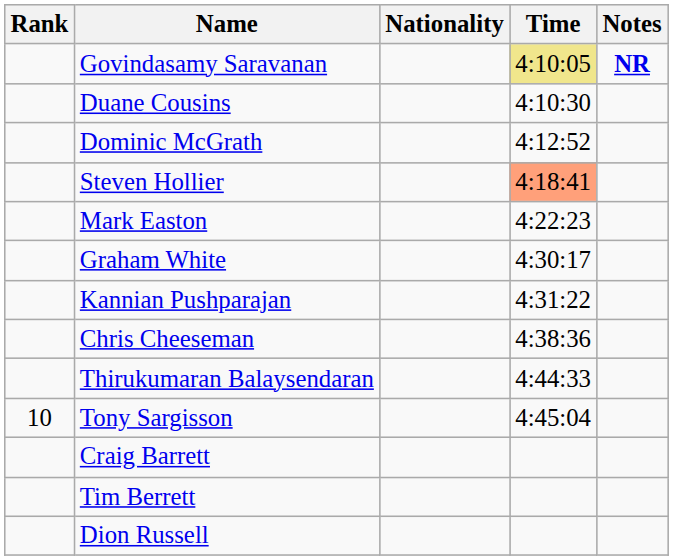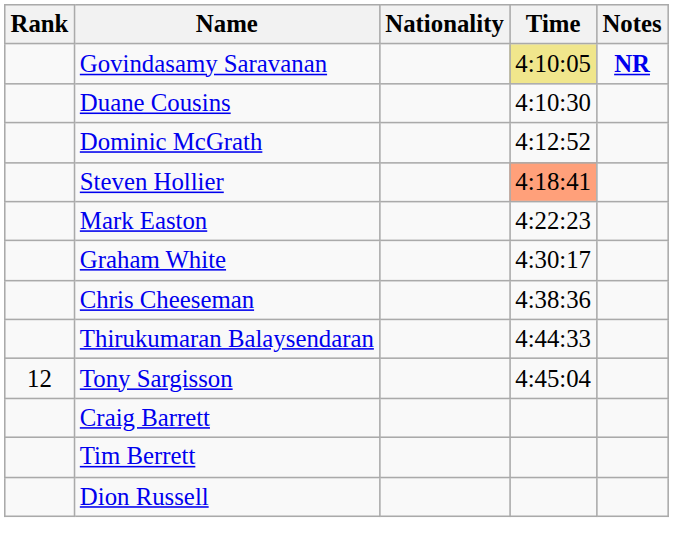- row: (186, 299)
(39, 417) 10 -> (39, 378) 12
